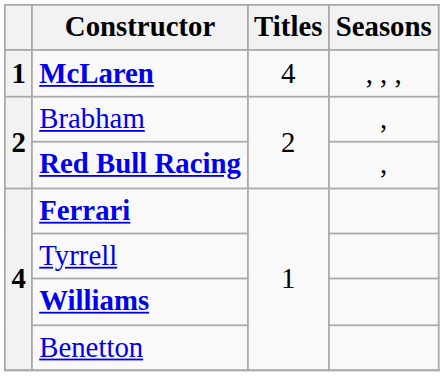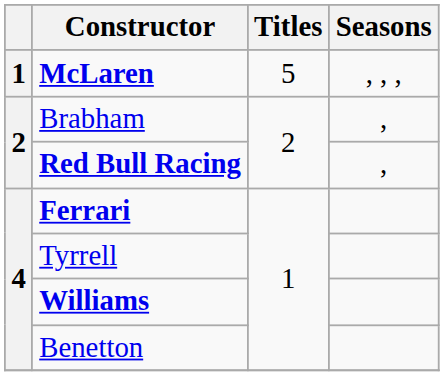(288, 73) 4 -> (288, 73) 5
